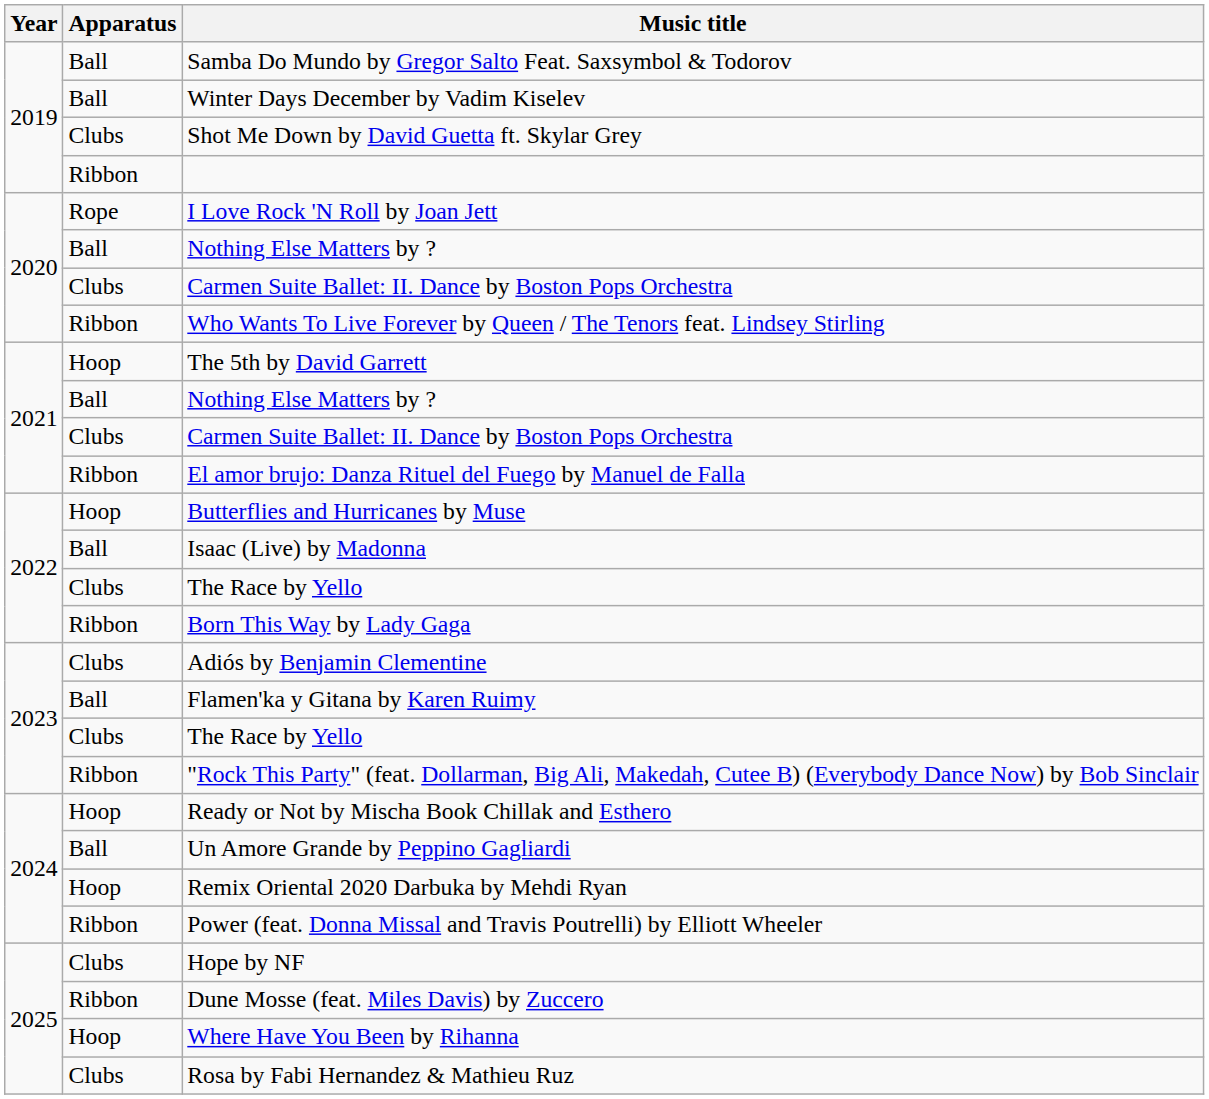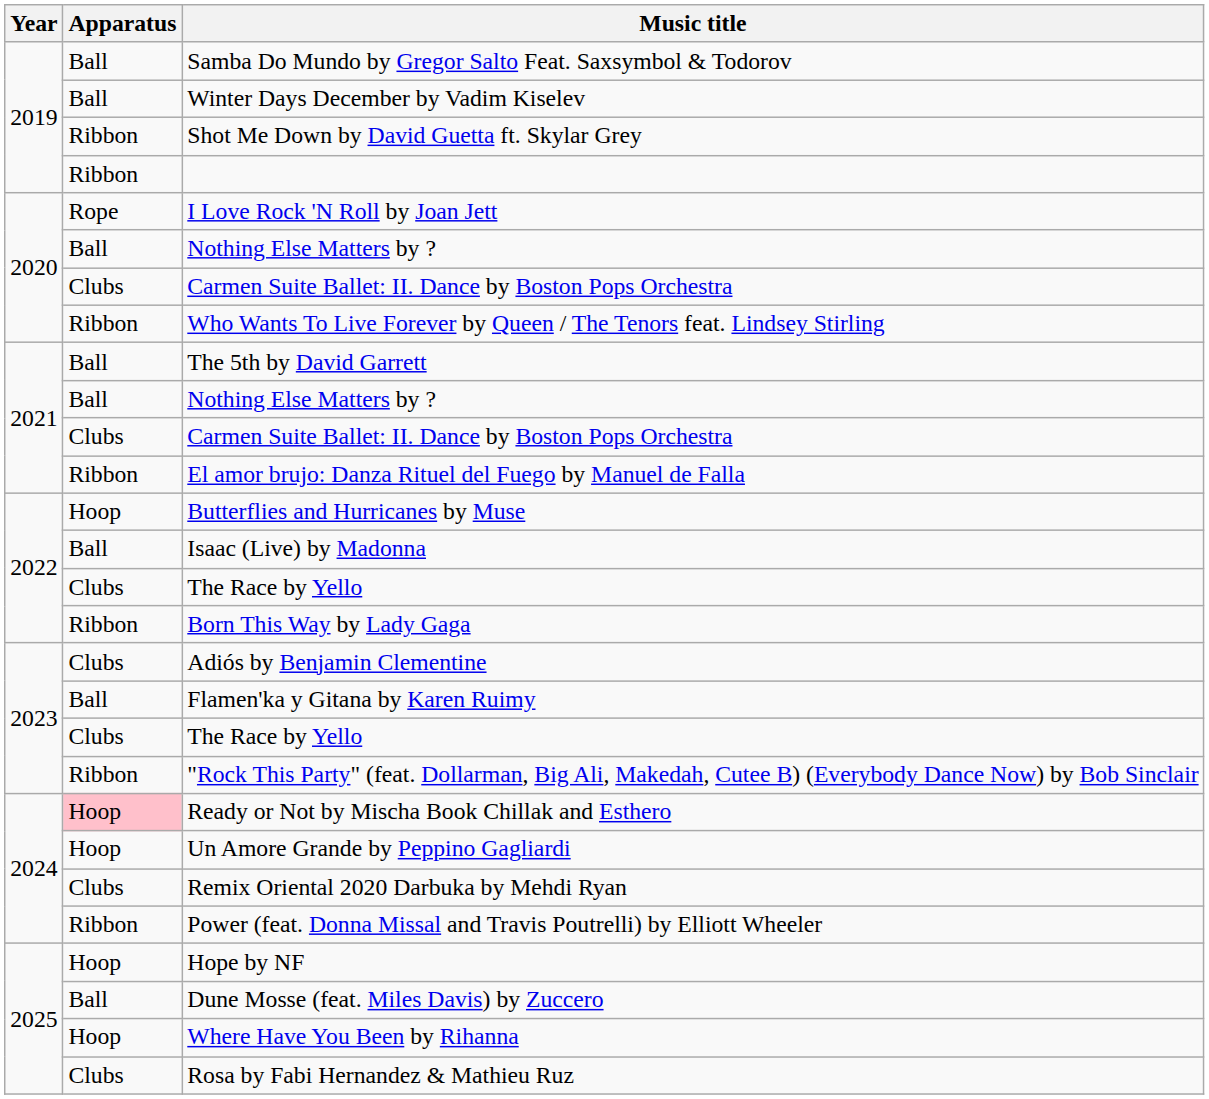(96, 135) Clubs -> (103, 135) Ribbon
(95, 361) Hoop -> (88, 361) Ball
(95, 811) no background -> (95, 811) pink background
(88, 849) Ball -> (95, 849) Hoop
(95, 887) Hoop -> (96, 887) Clubs
(96, 962) Clubs -> (95, 962) Hoop
(103, 999) Ribbon -> (88, 999) Ball
